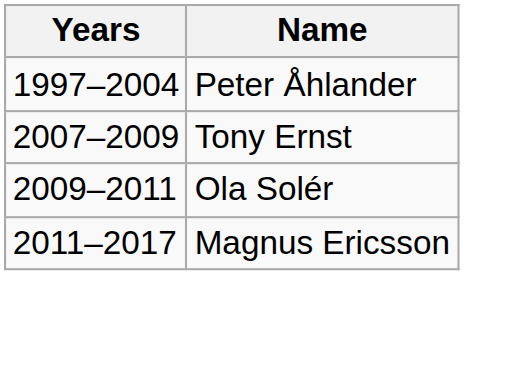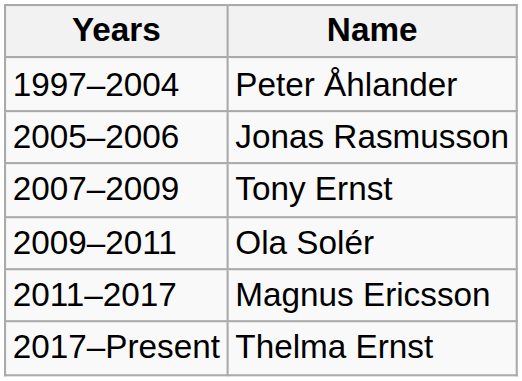+ row: (372, 136)
+ row: (334, 347)
